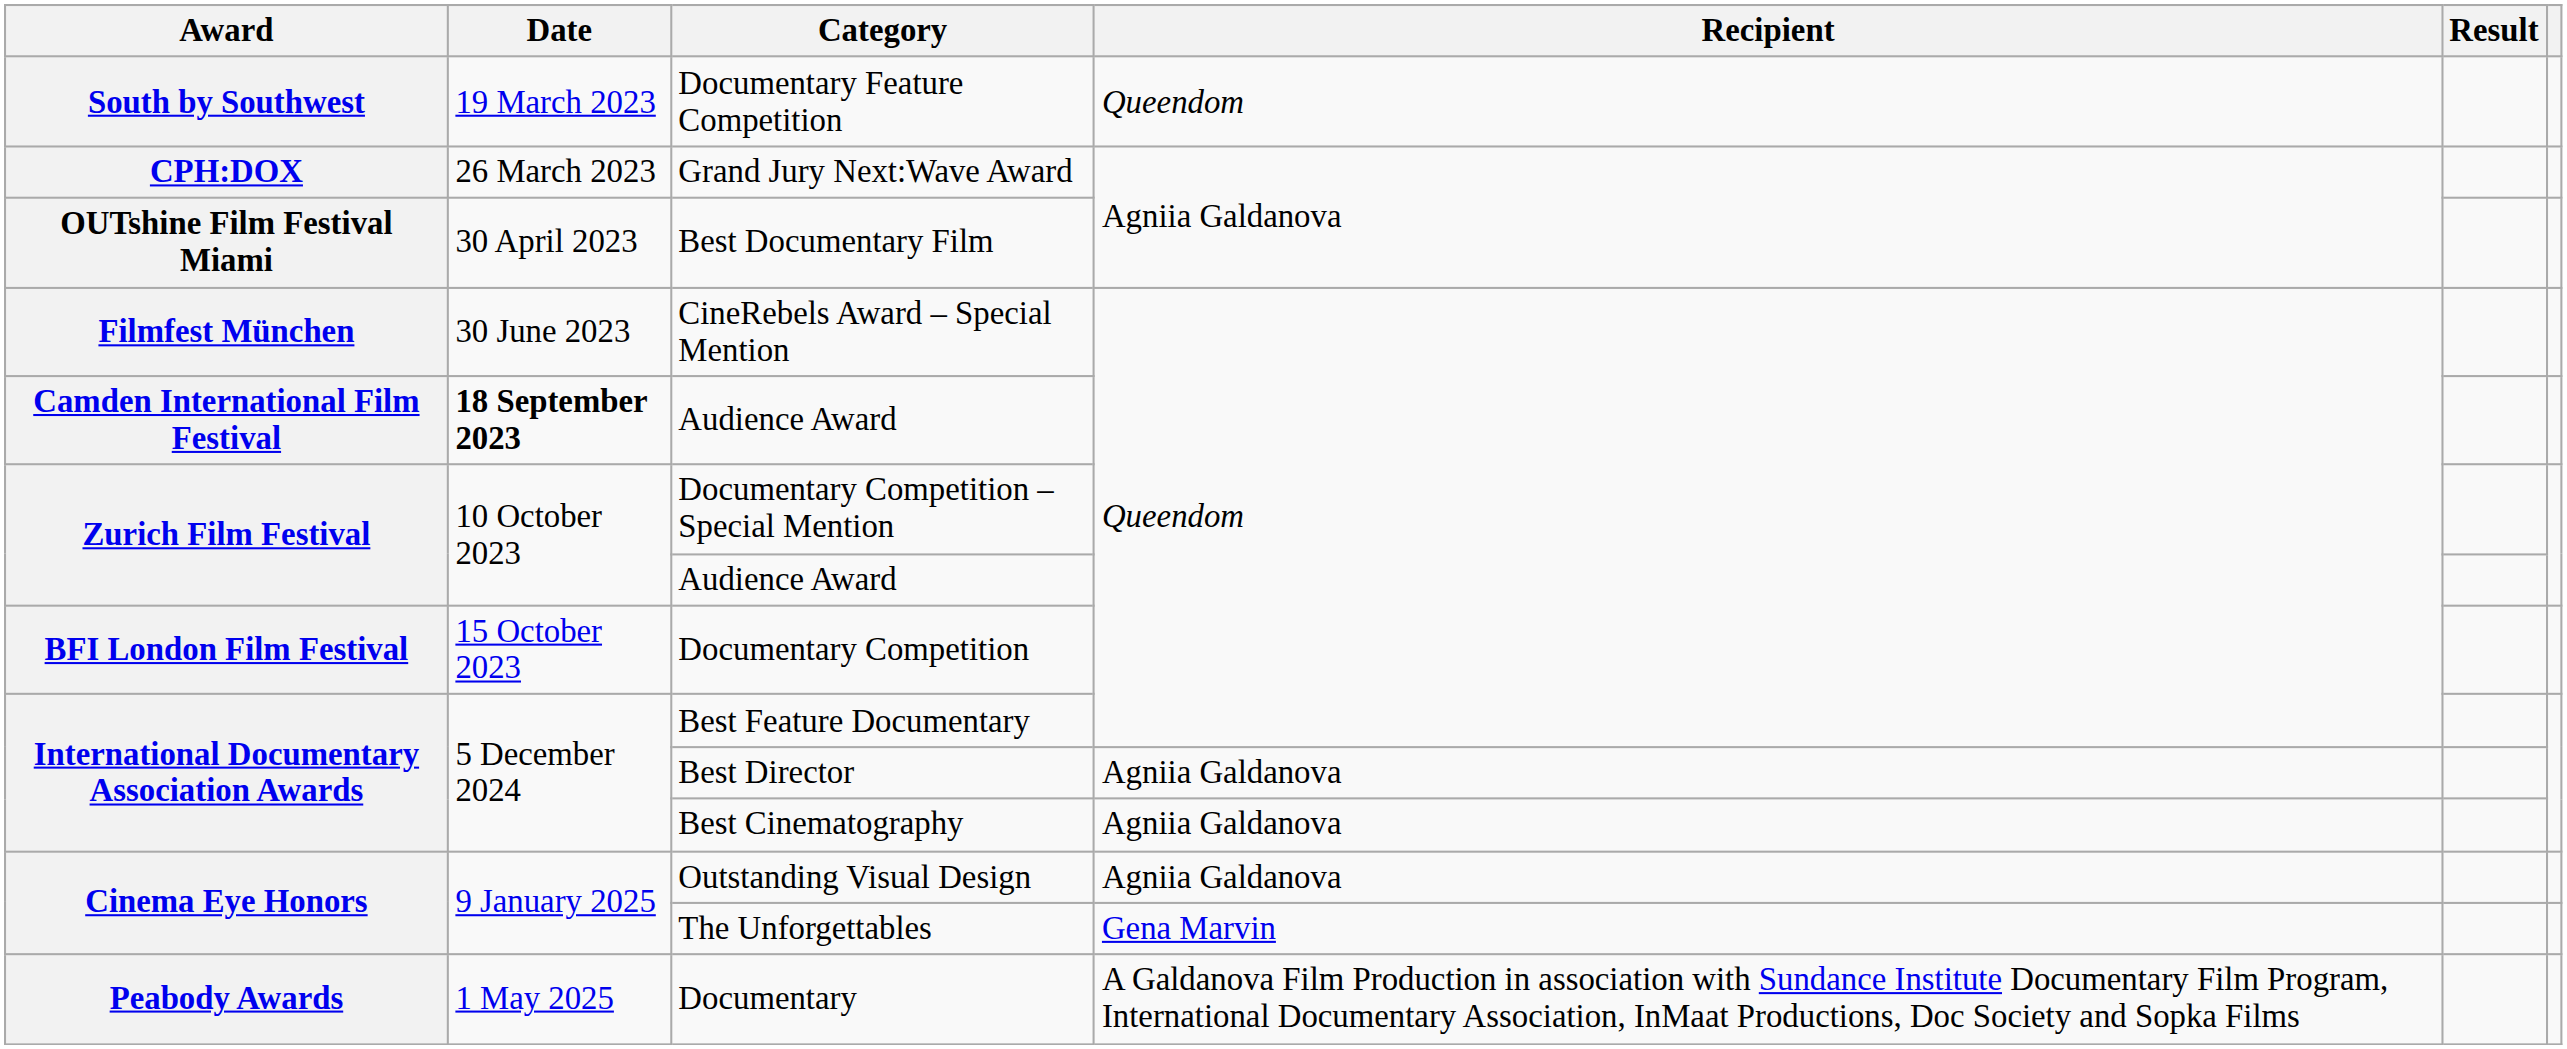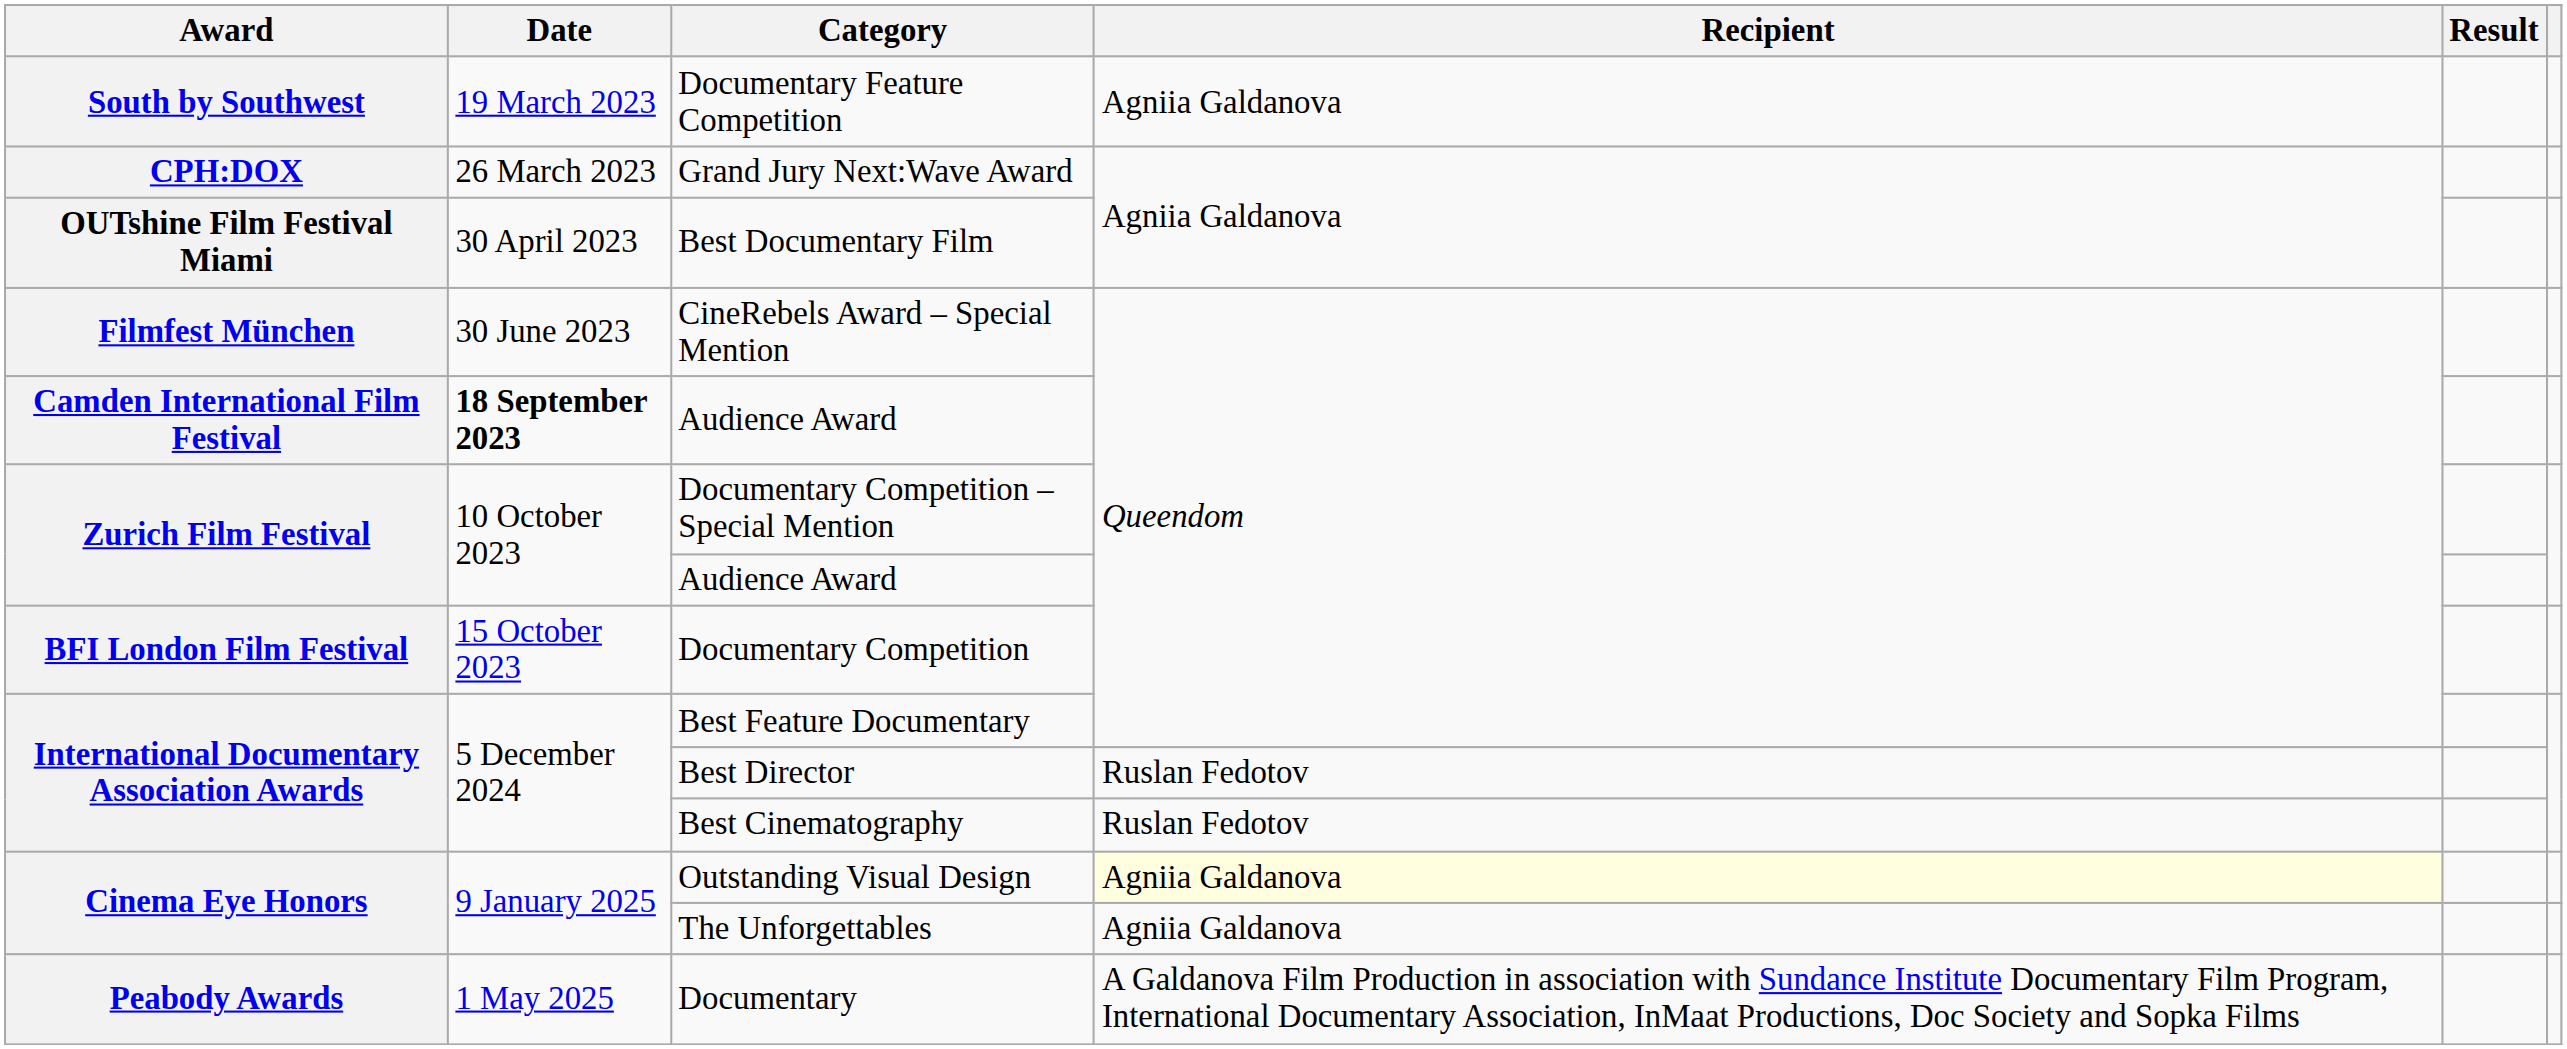(1173, 100) Queendom -> (1222, 100) Agniia Galdanova
(1222, 772) Agniia Galdanova -> (1205, 772) Ruslan Fedotov
(1222, 824) Agniia Galdanova -> (1205, 824) Ruslan Fedotov
(1222, 876) no background -> (1222, 876) lightyellow background
(1189, 928) Gena Marvin -> (1222, 928) Agniia Galdanova
